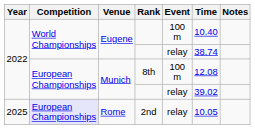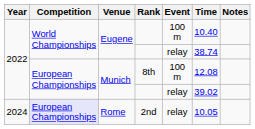(17, 112) 2025 -> (17, 112) 2024
